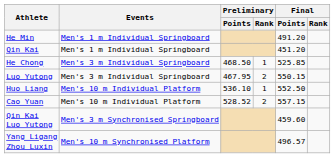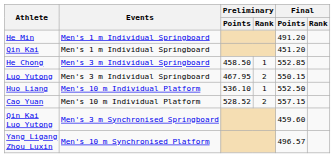(237, 62) 468.50 -> (237, 62) 458.50
(291, 62) 525.85 -> (291, 62) 552.85
